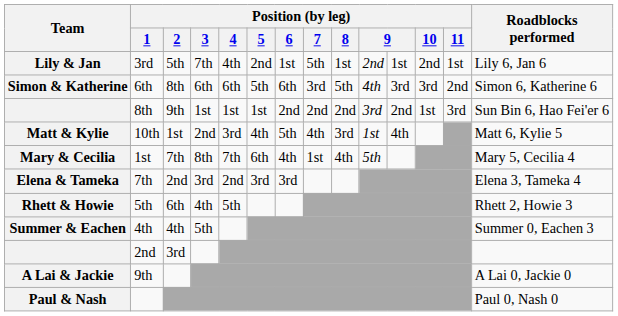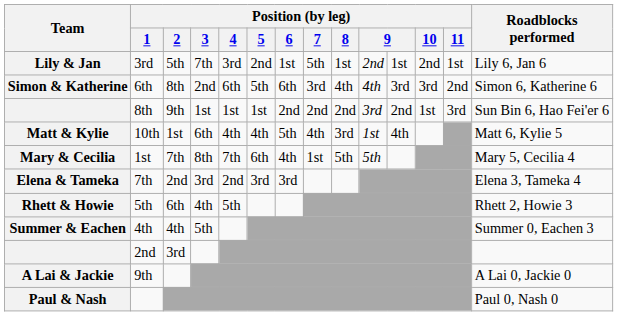(231, 63) 4th -> (232, 63) 3rd
(203, 87) 6th -> (205, 87) 2nd
(344, 87) 5th -> (344, 87) 4th
(205, 134) 2nd -> (203, 134) 6th
(232, 134) 3rd -> (231, 134) 4th
(344, 157) 4th -> (344, 157) 5th
